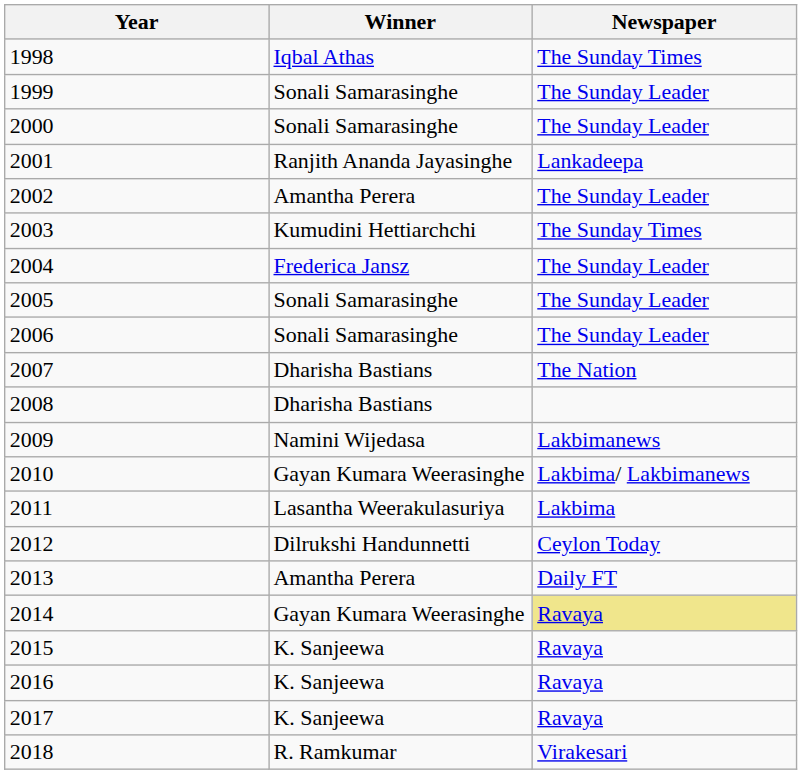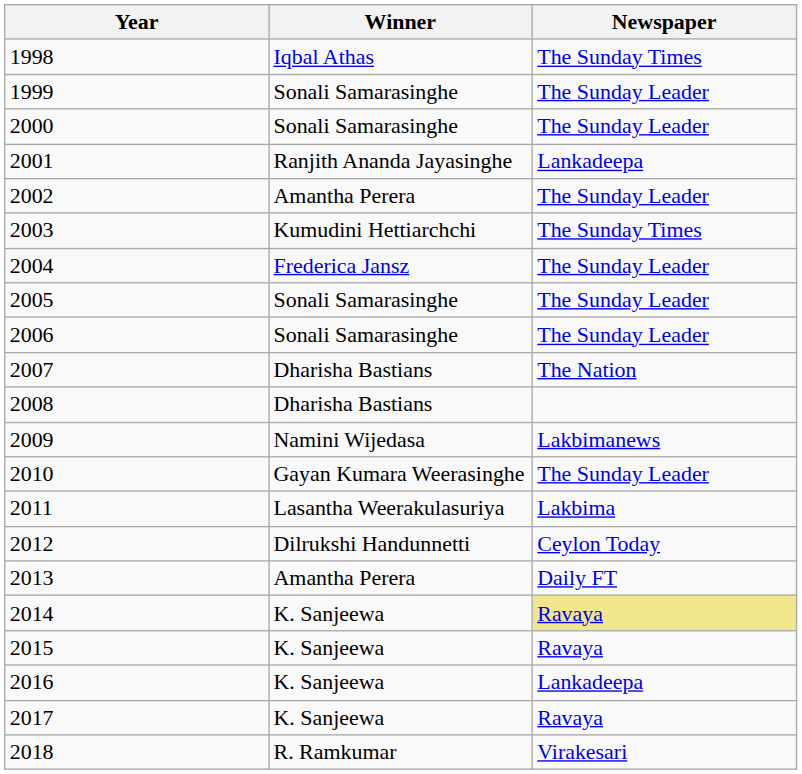(644, 473) Lakbima/ Lakbimanews -> (623, 473) The Sunday Leader
(399, 612) Gayan Kumara Weerasinghe -> (329, 612) K. Sanjeewa
(570, 682) Ravaya -> (590, 682) Lankadeepa
